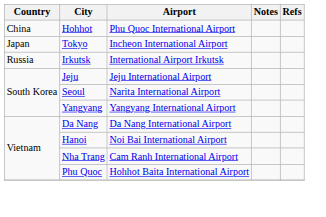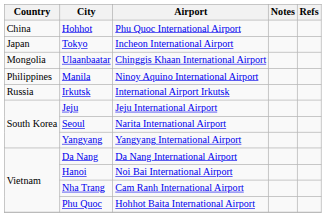+ row: (86, 60)
+ row: (76, 76)
